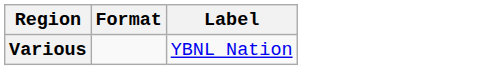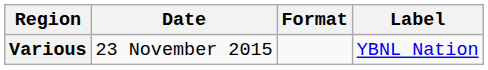+ column: (184, 20)
